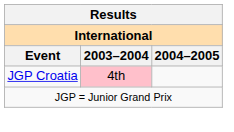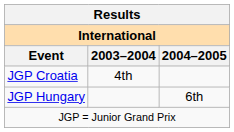(116, 76) pink background -> (123, 76) no background
+ row: (46, 96)
